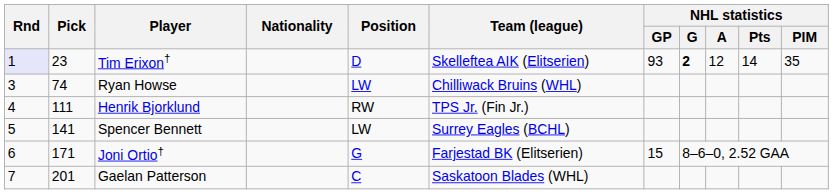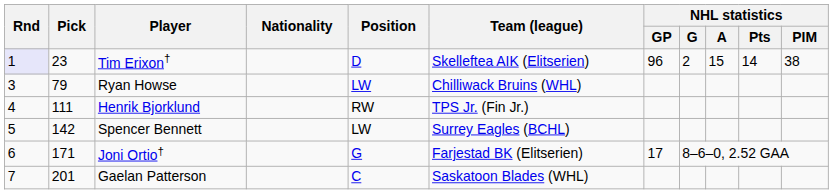(655, 61) 93 -> (655, 61) 96
(686, 61) bold -> (686, 61) normal
(716, 61) 12 -> (716, 61) 15
(792, 61) 35 -> (792, 61) 38
(59, 85) 74 -> (59, 85) 79
(63, 129) 141 -> (63, 129) 142
(655, 153) 15 -> (655, 153) 17
